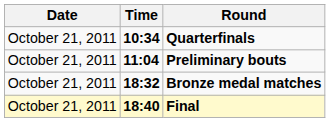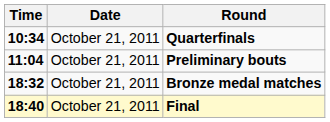columns swapped: (62, 15) <-> (141, 15)
